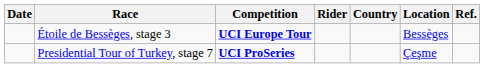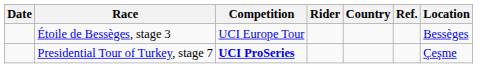columns swapped: (426, 14) <-> (466, 14)
(265, 33) bold -> (261, 33) normal
